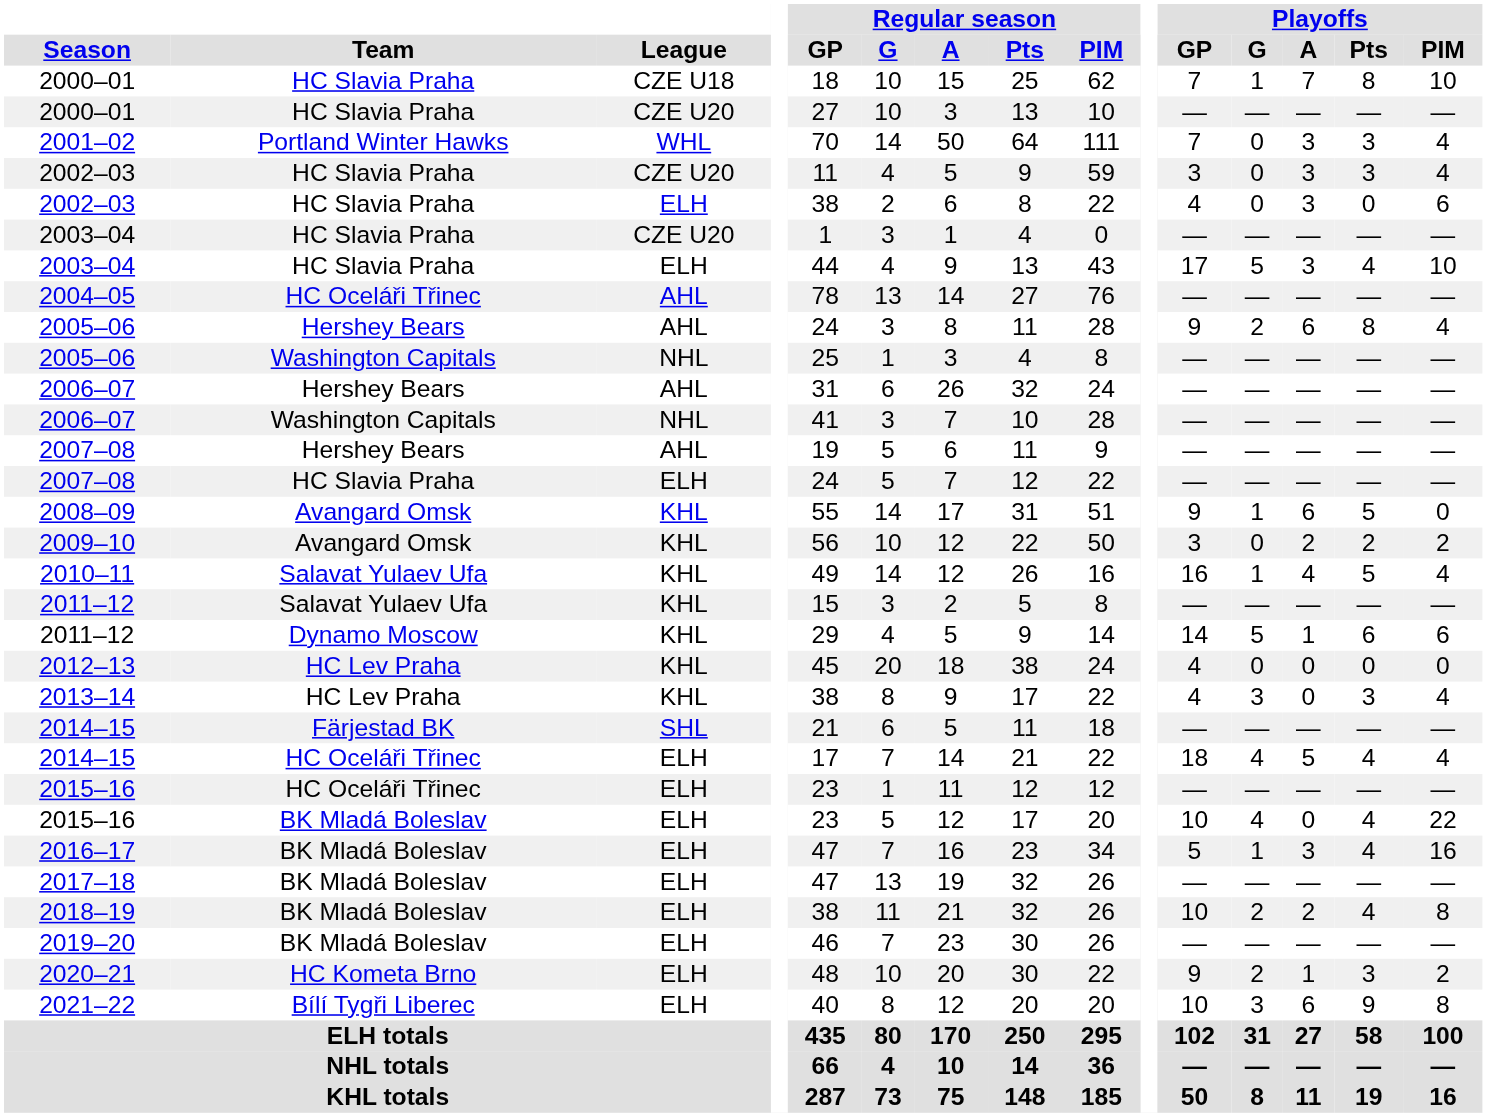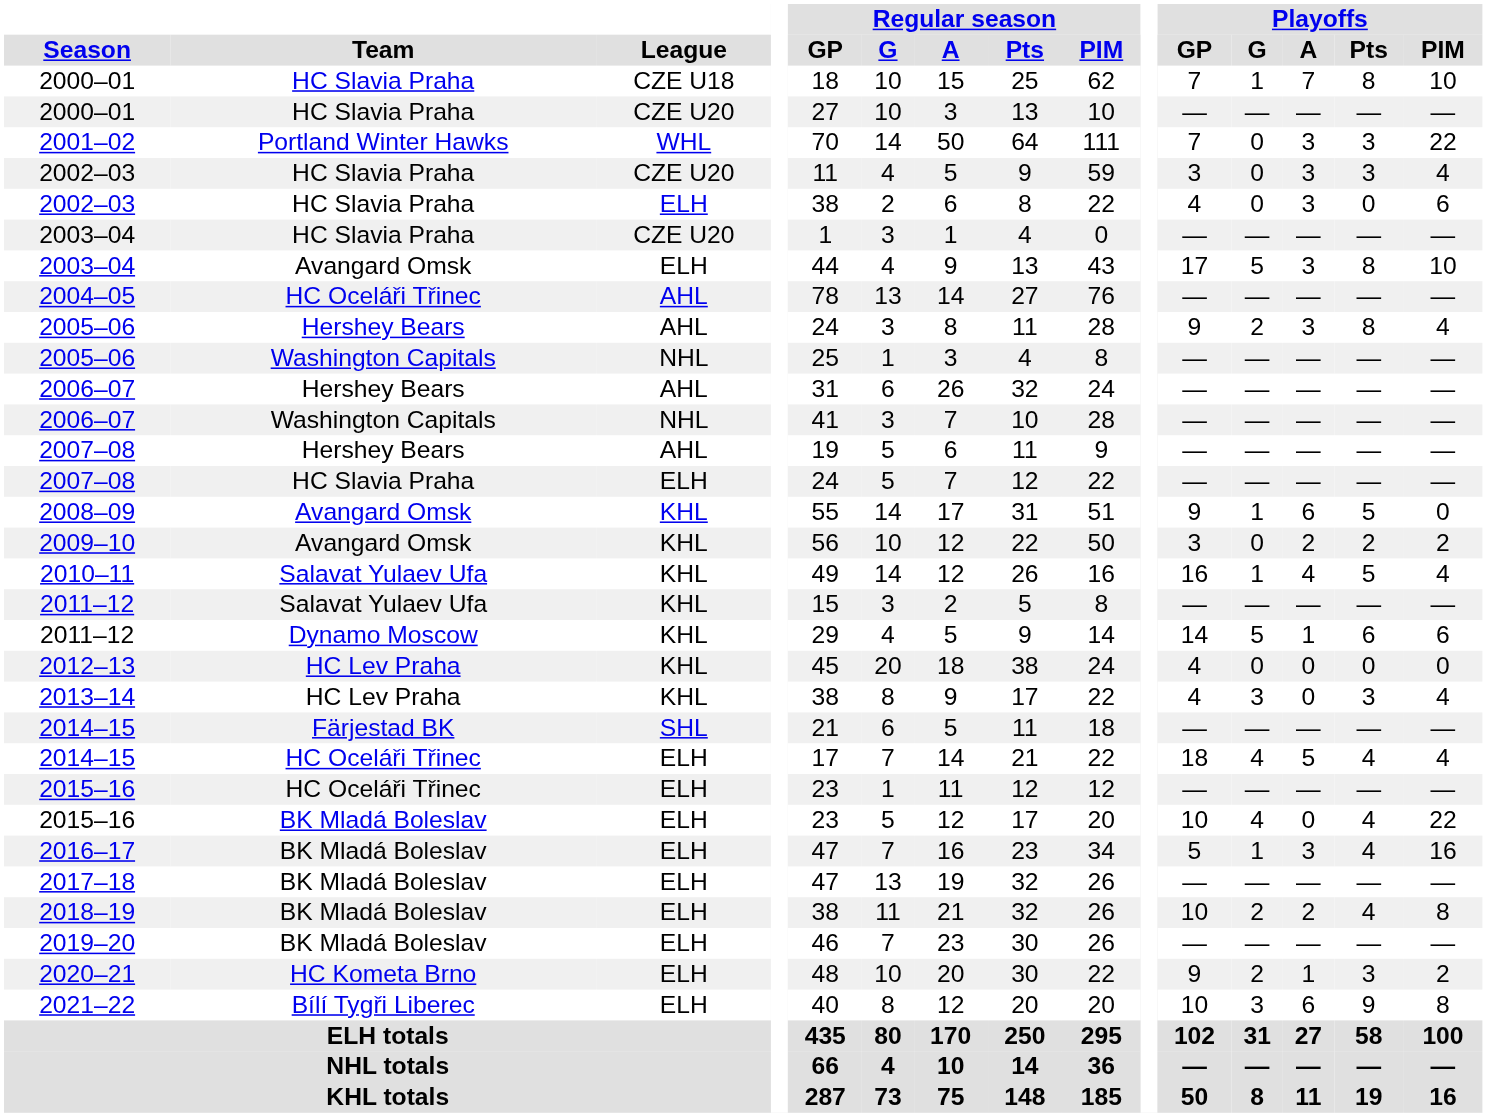(1443, 142) 4 -> (1443, 142) 22
(383, 265) HC Slavia Praha -> (383, 265) Avangard Omsk
(1369, 265) 4 -> (1369, 265) 8
(1308, 327) 6 -> (1308, 327) 3
